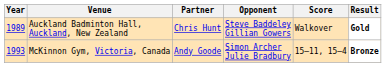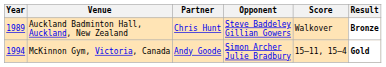(360, 28) Gold -> (365, 28) Bronze
(16, 51) 1993 -> (16, 51) 1994
(365, 51) Bronze -> (360, 51) Gold
